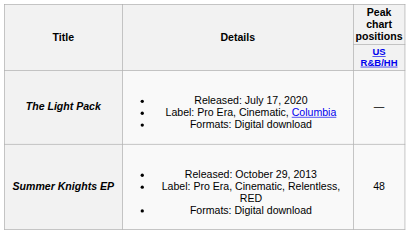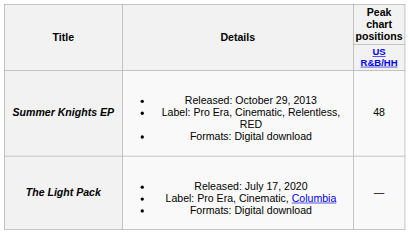rows swapped: (63, 186) <-> (63, 107)
